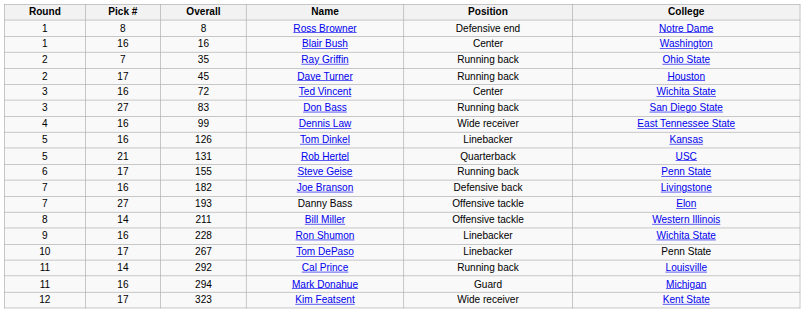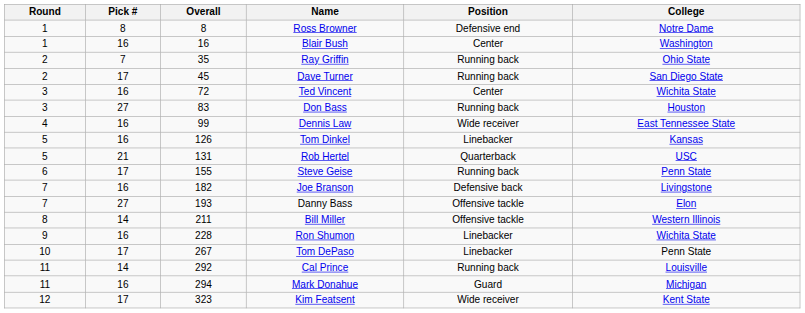(686, 76) Houston -> (686, 76) San Diego State
(686, 108) San Diego State -> (686, 108) Houston
